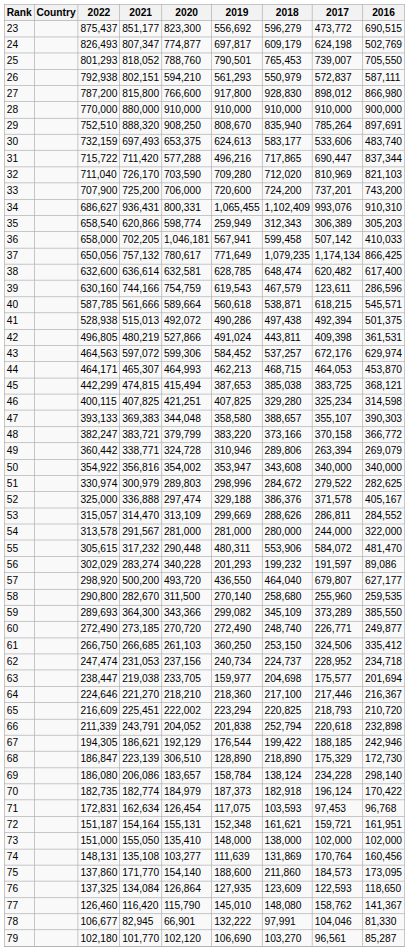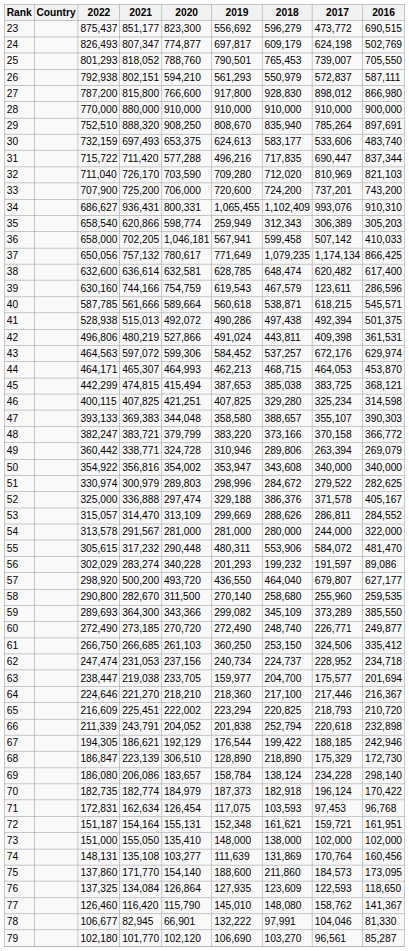(283, 158) 717,865 -> (283, 158) 717,835
(99, 337) 496,805 -> (99, 337) 496,806
(283, 678) 204,698 -> (283, 678) 204,700
